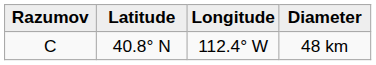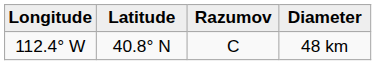columns swapped: (50, 18) <-> (233, 18)
